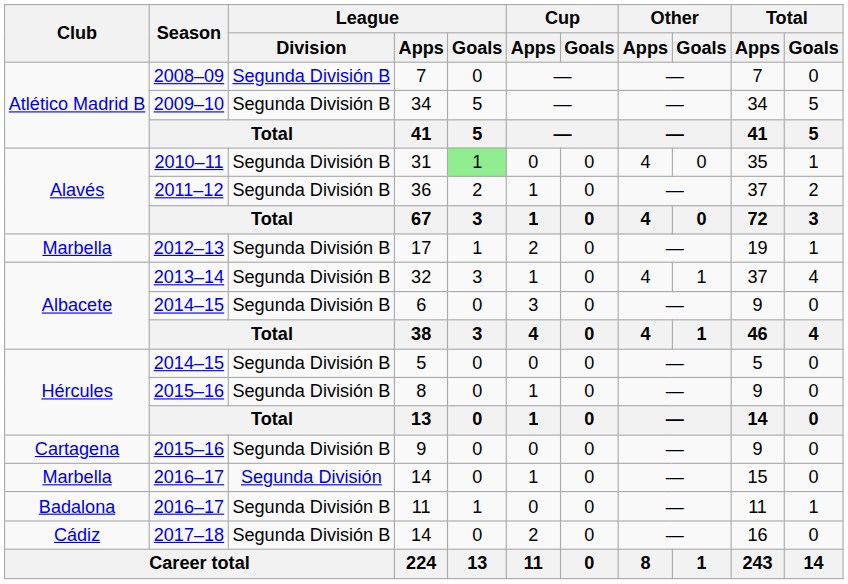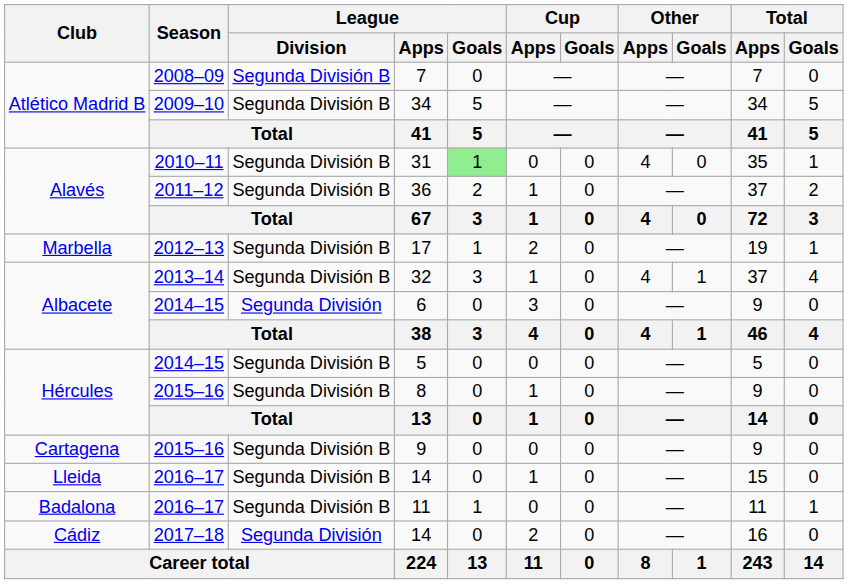(311, 305) Segunda División B -> (311, 305) Segunda División
(77, 477) Marbella -> (77, 477) Lleida
(311, 477) Segunda División -> (311, 477) Segunda División B
(311, 534) Segunda División B -> (311, 534) Segunda División
